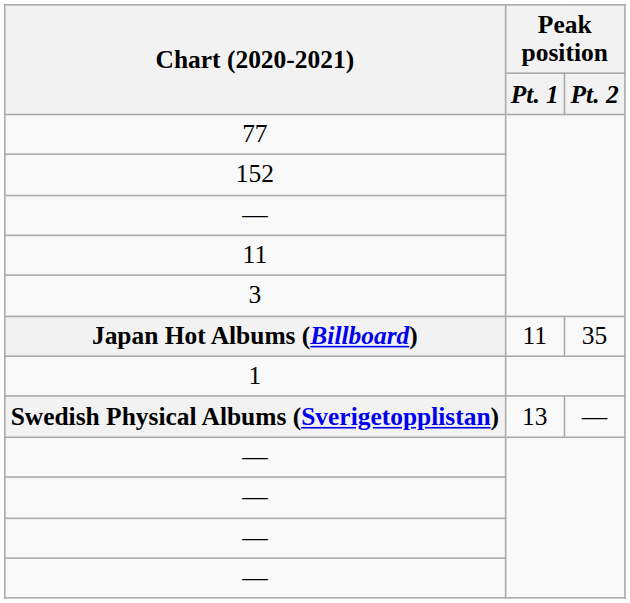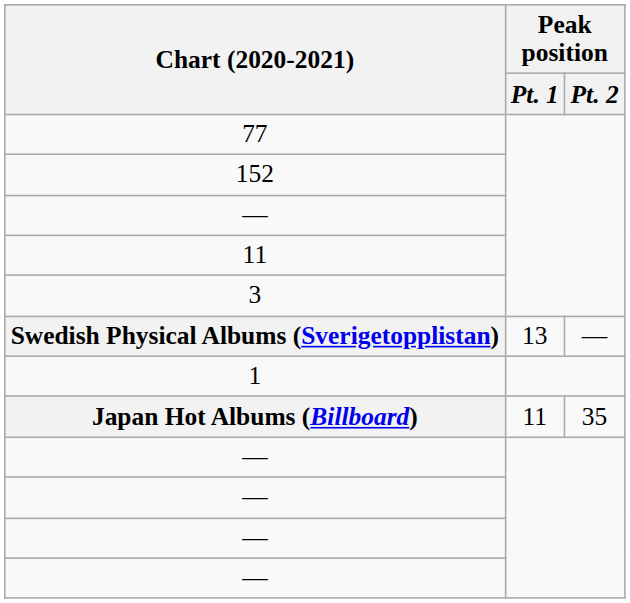rows swapped: (255, 335) <-> (255, 416)
